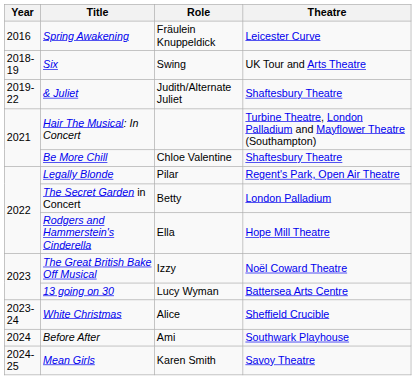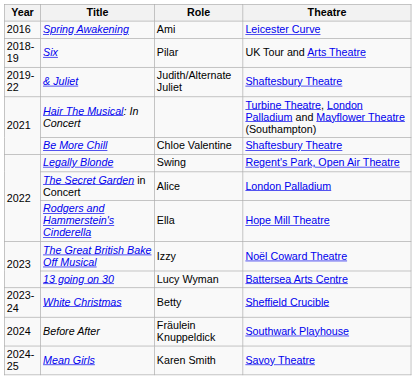(186, 36) Fräulein Knuppeldick -> (166, 30) Ami
(171, 65) Swing -> (168, 53) Pilar
(168, 175) Pilar -> (171, 163) Swing
(169, 198) Betty -> (168, 186) Alice
(168, 314) Alice -> (169, 302) Betty
(166, 337) Ami -> (186, 331) Fräulein Knuppeldick
